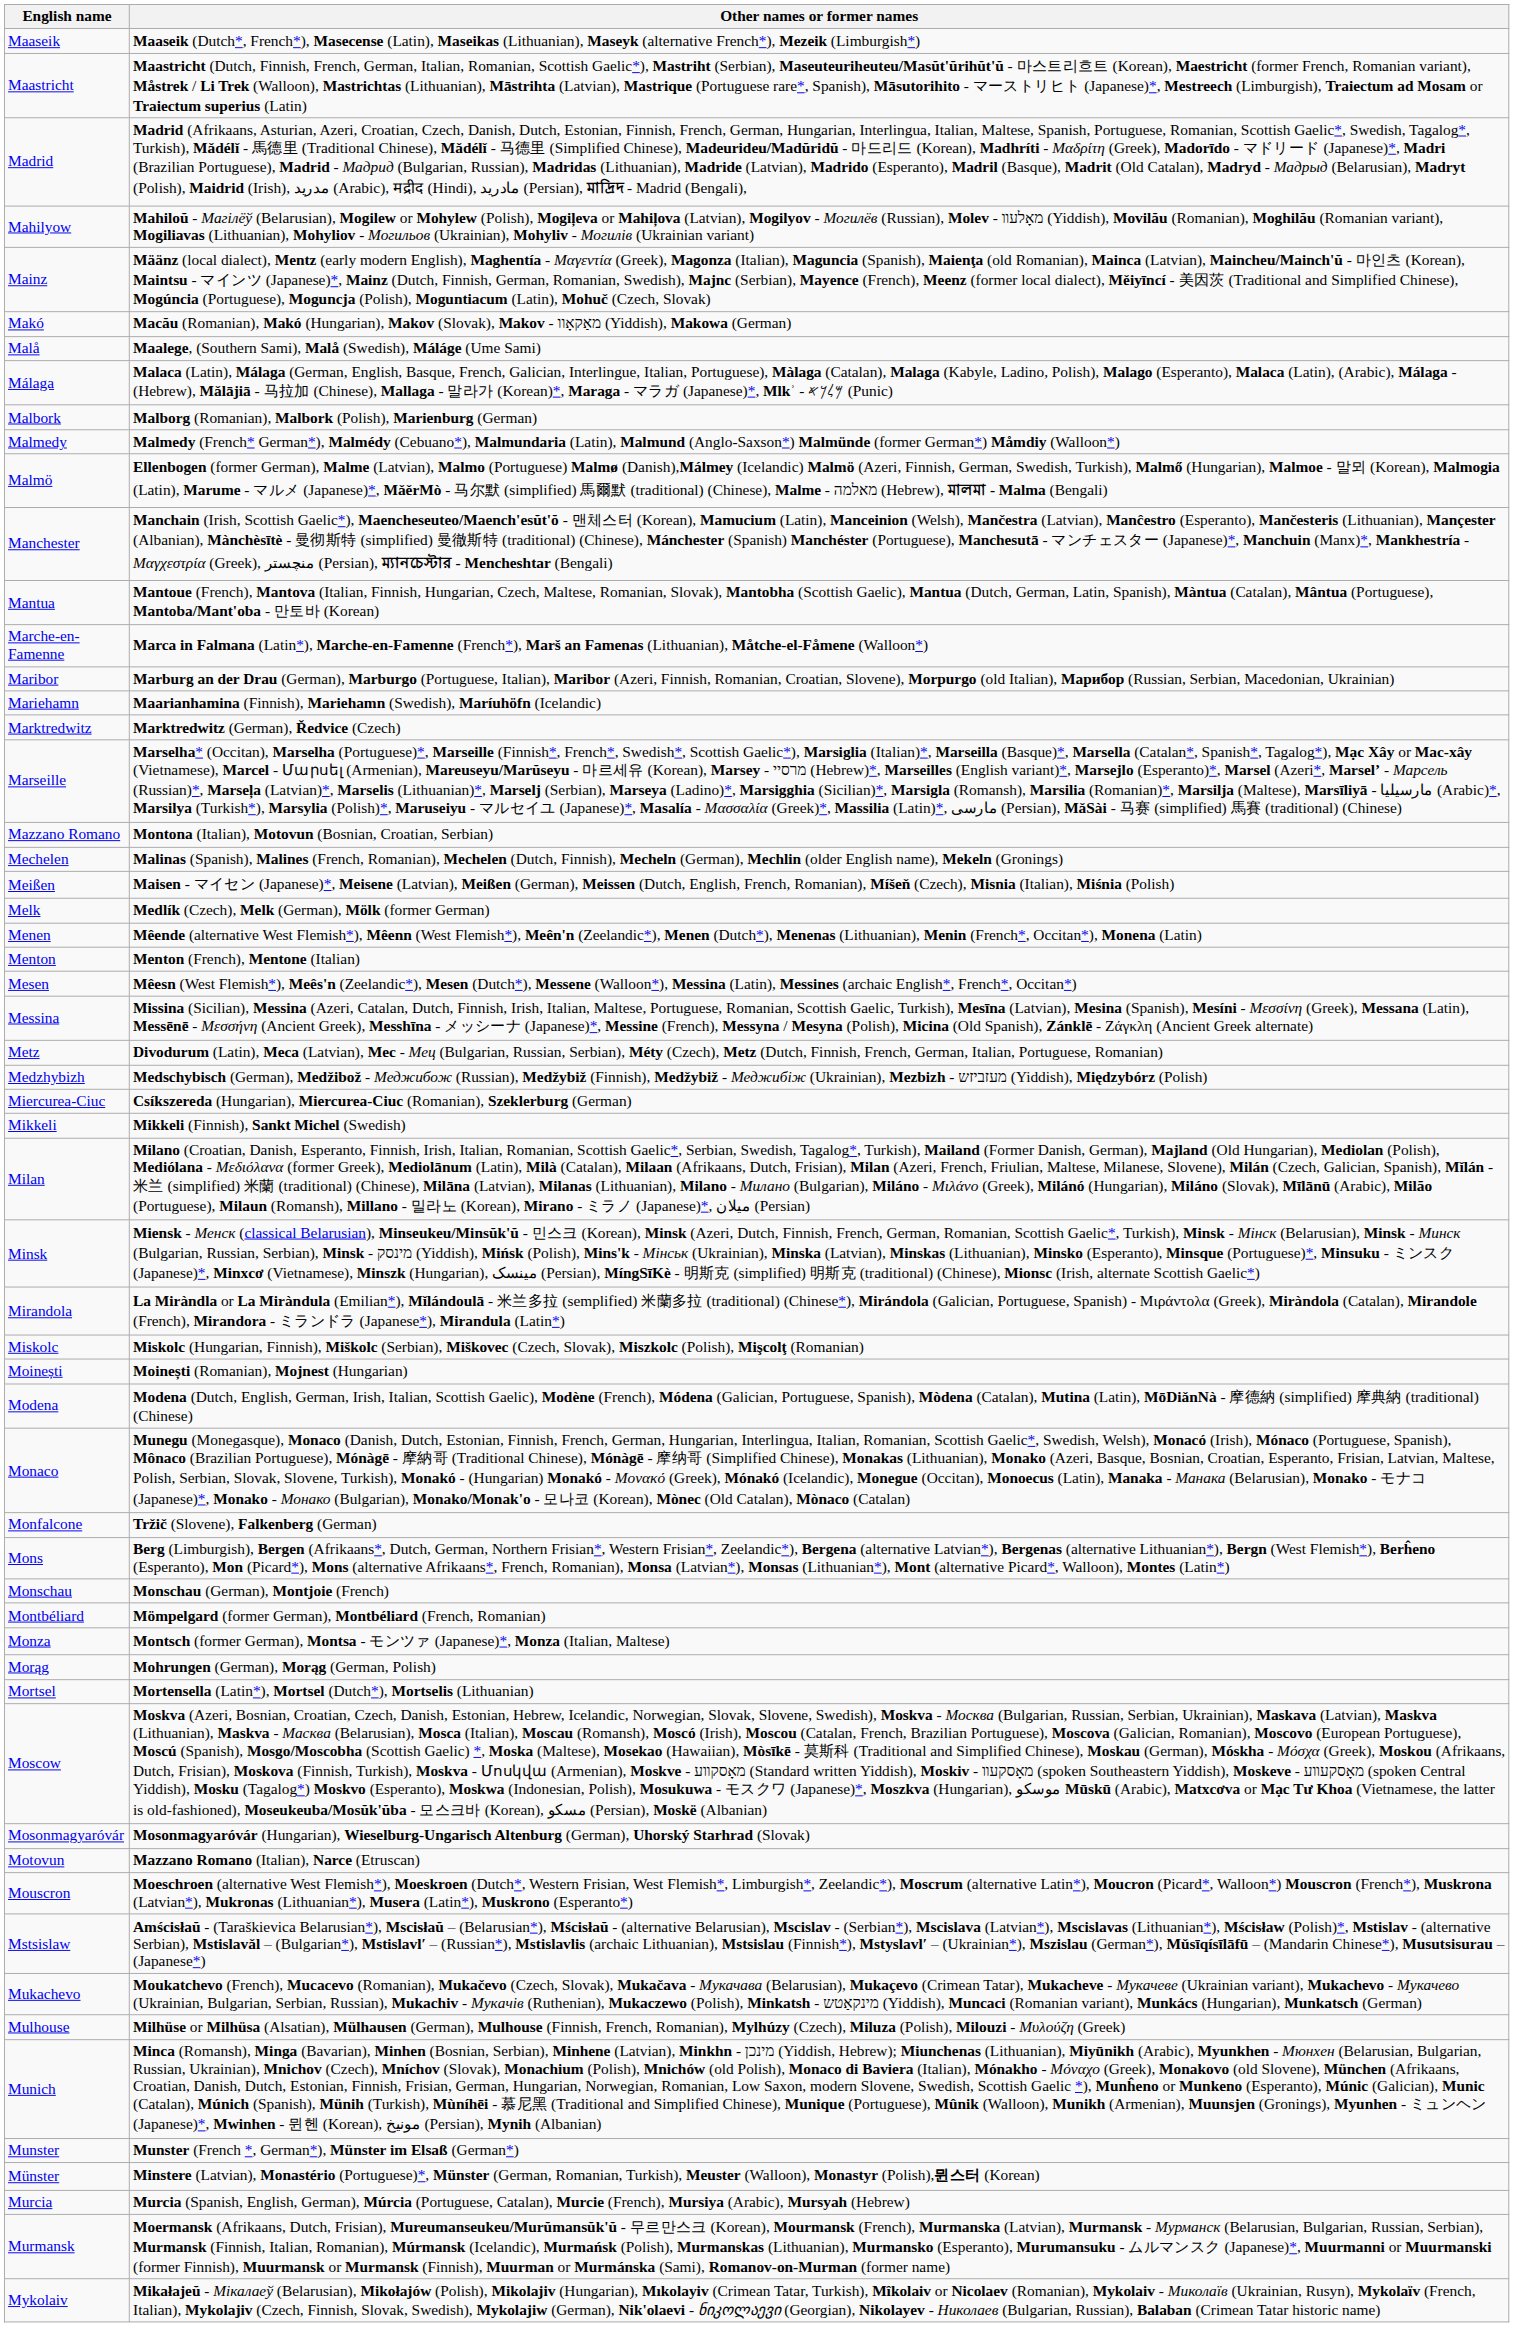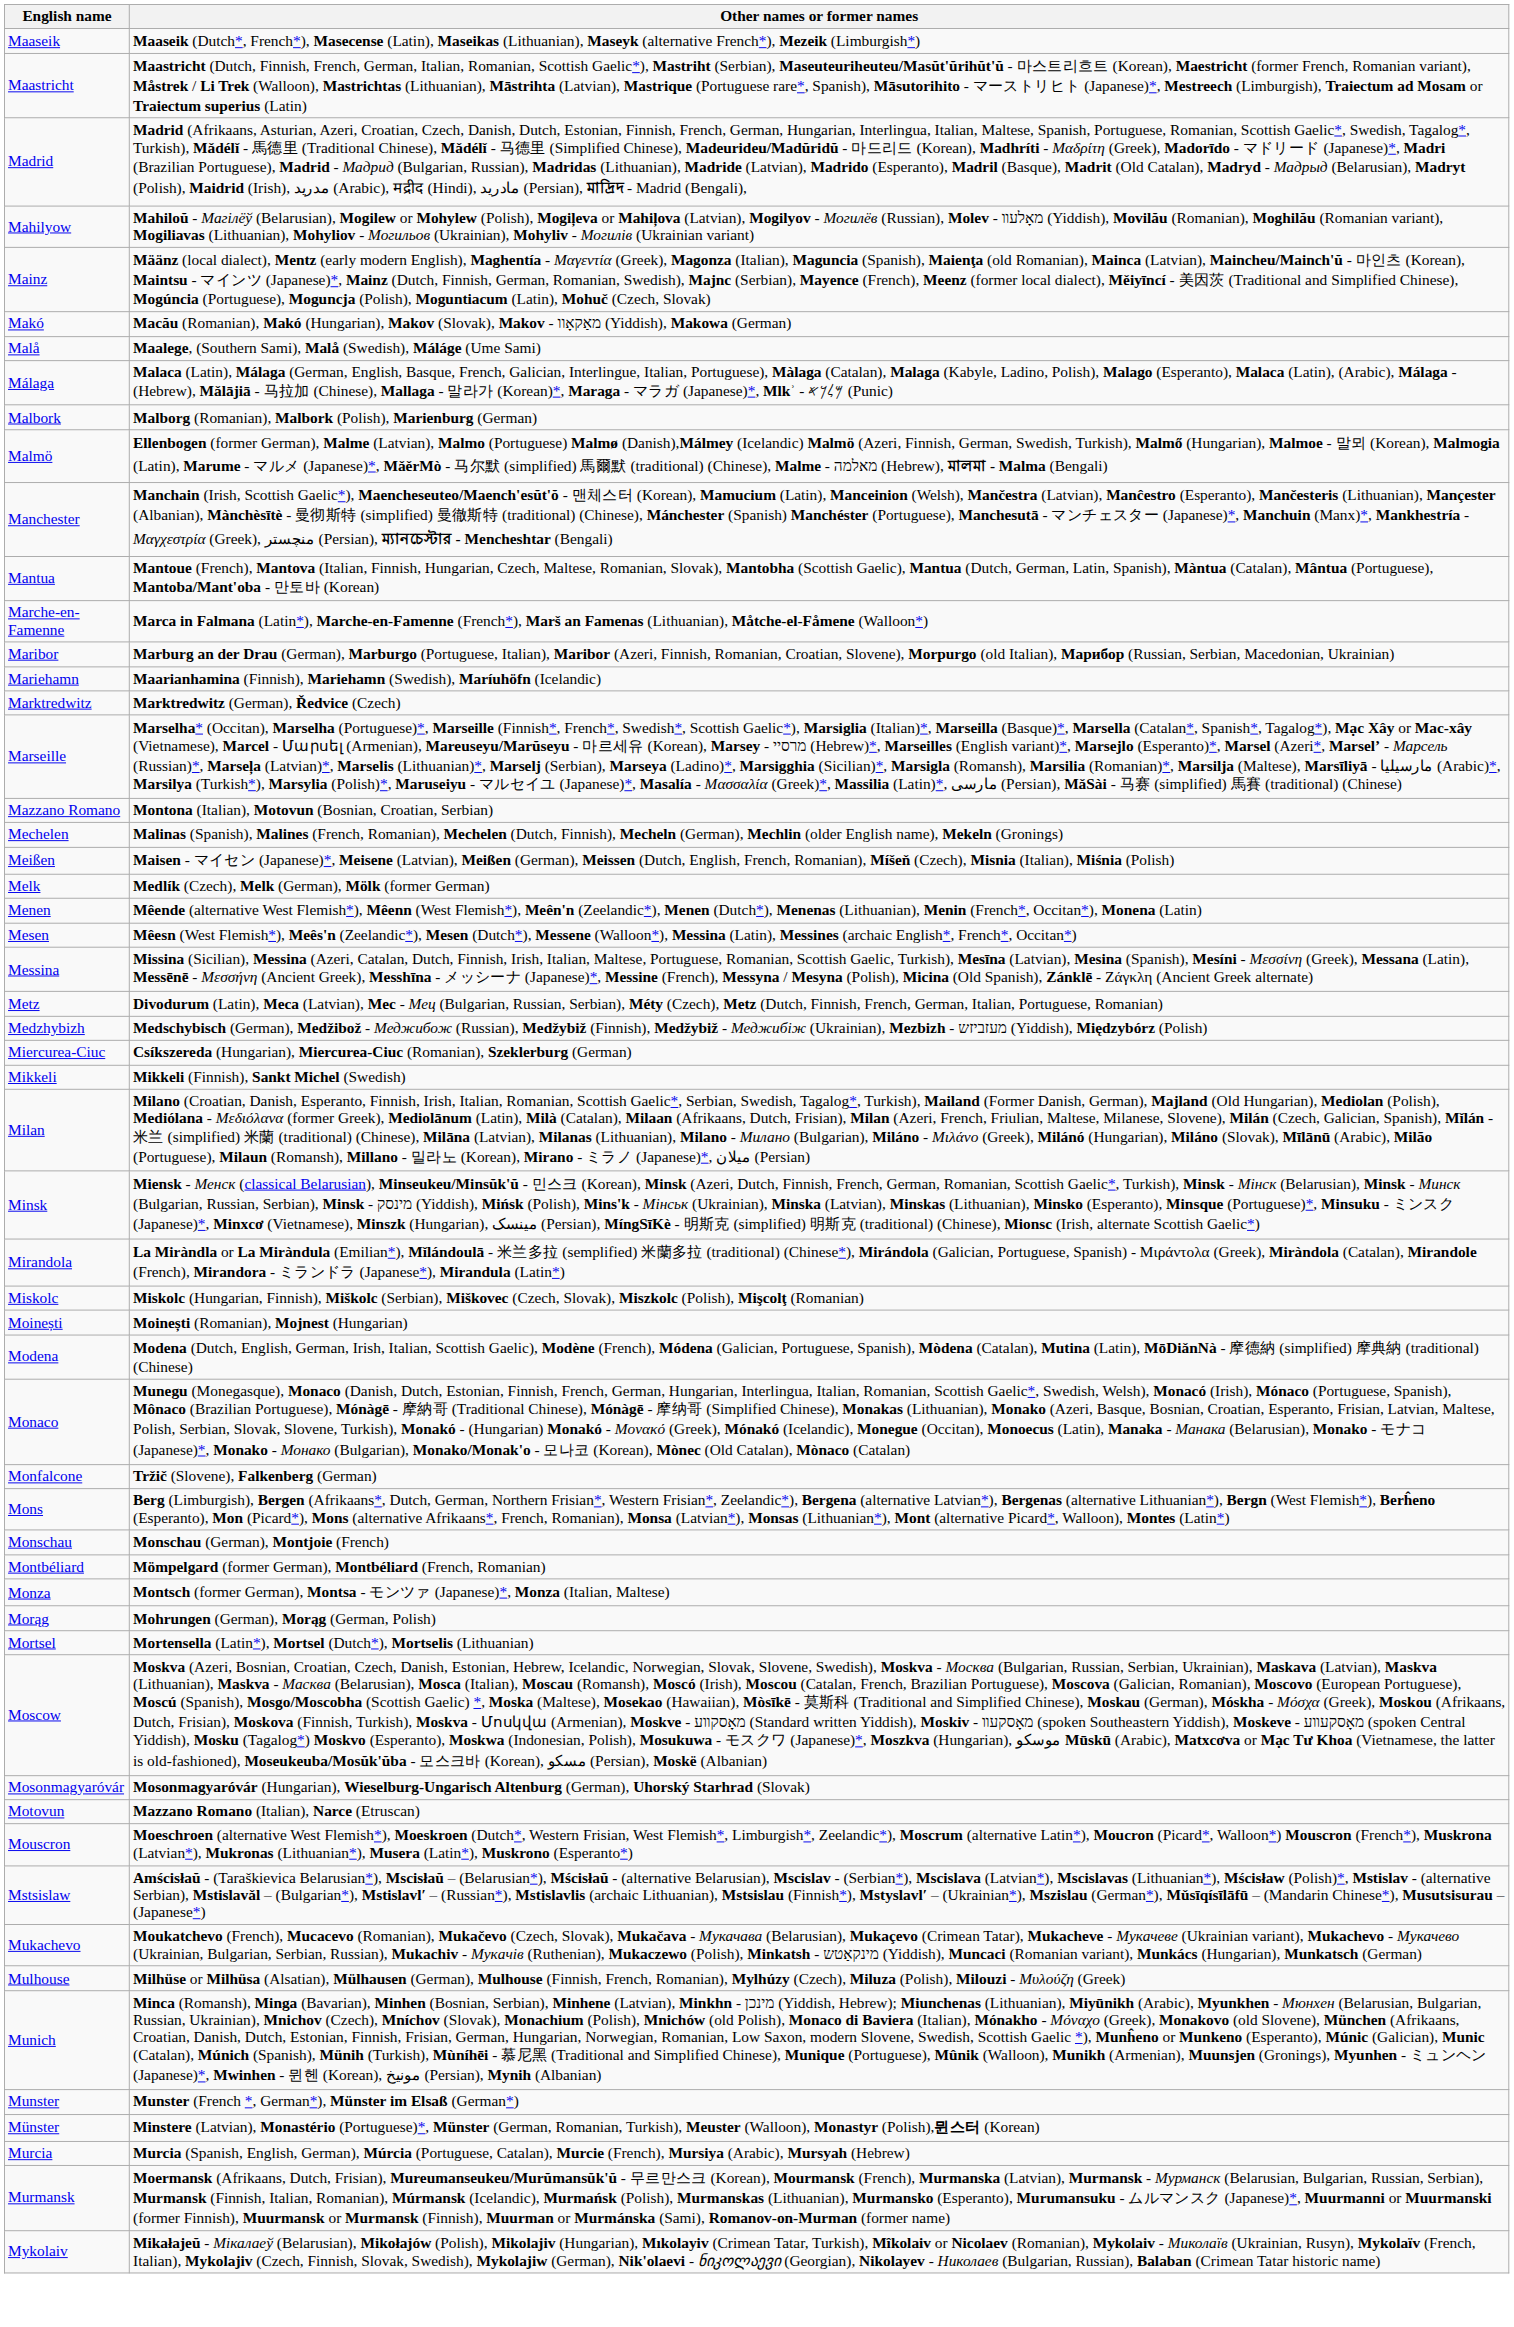- row: (37, 441)
- row: (32, 959)
